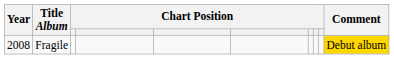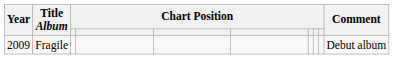(19, 44) 2008 -> (19, 44) 2009
(356, 44) gold background -> (356, 44) no background
